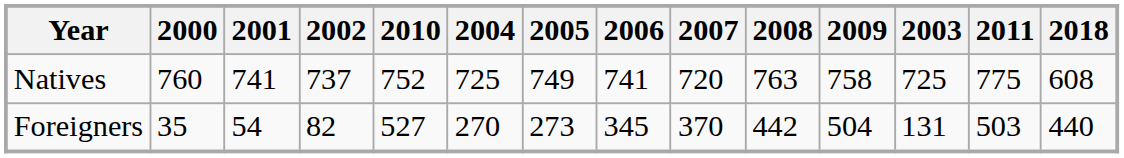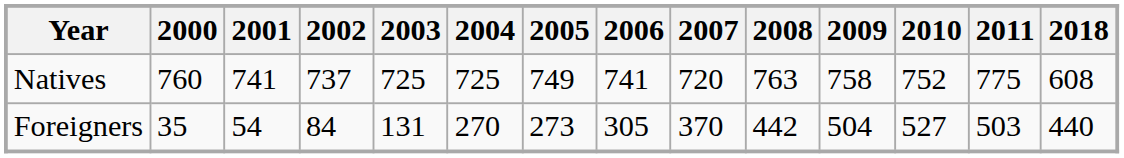columns swapped: (932, 30) <-> (411, 30)
(321, 126) 82 -> (321, 126) 84
(626, 126) 345 -> (626, 126) 305
